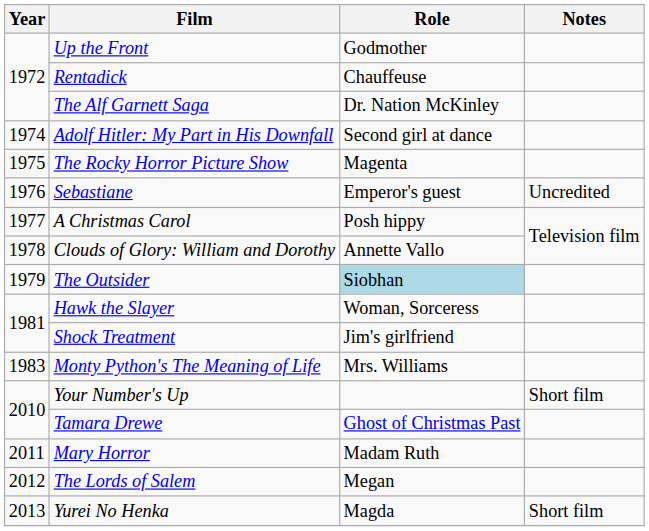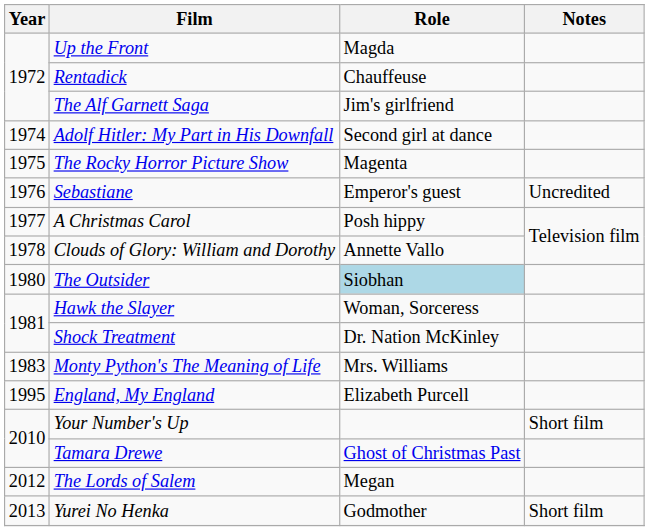(385, 47) Godmother -> (369, 47) Magda
(421, 105) Dr. Nation McKinley -> (399, 105) Jim's girlfriend
(27, 279) 1979 -> (27, 279) 1980
(399, 337) Jim's girlfriend -> (421, 337) Dr. Nation McKinley
+ row: (134, 395)
- row: (102, 452)
(369, 510) Magda -> (385, 510) Godmother
